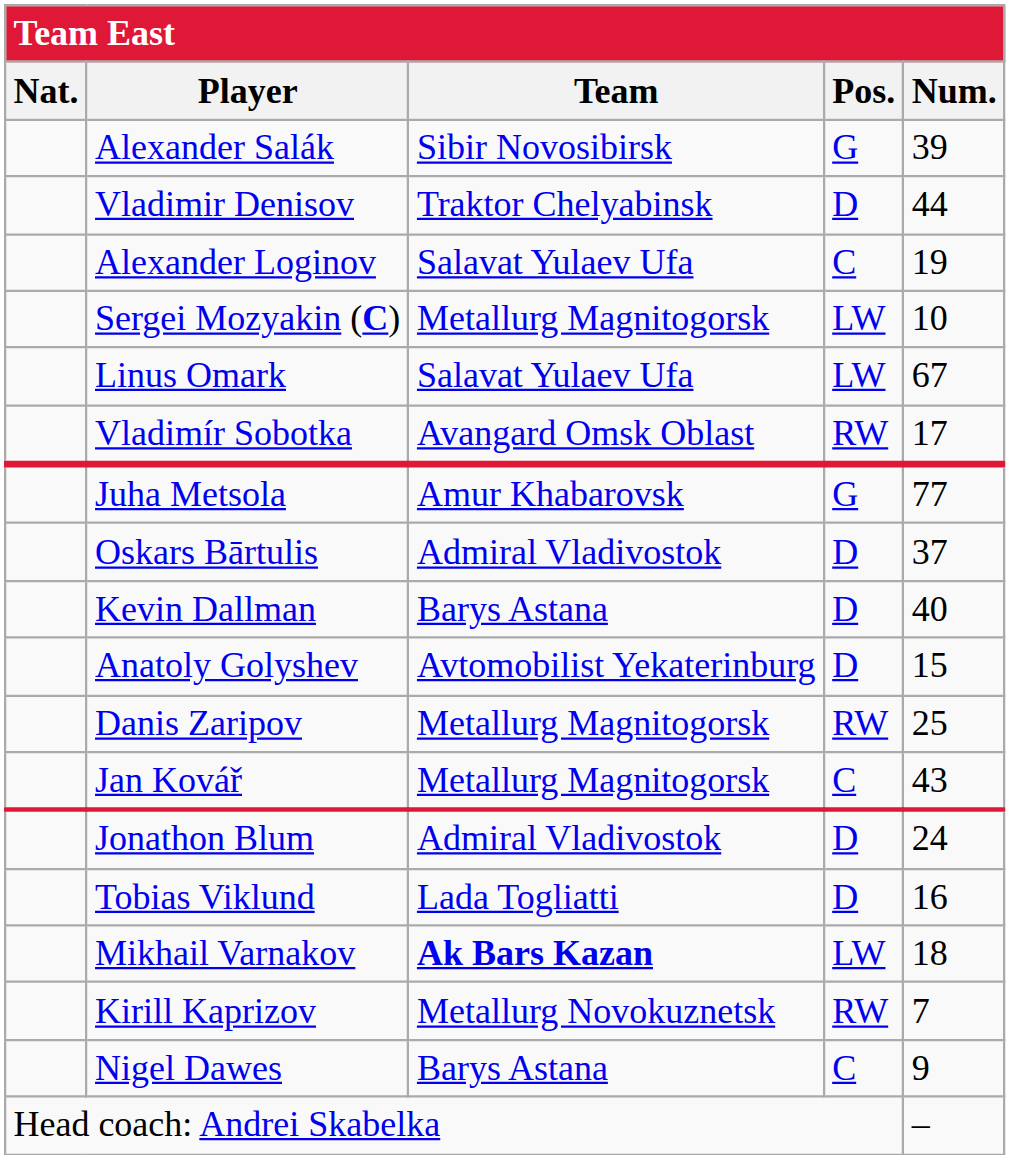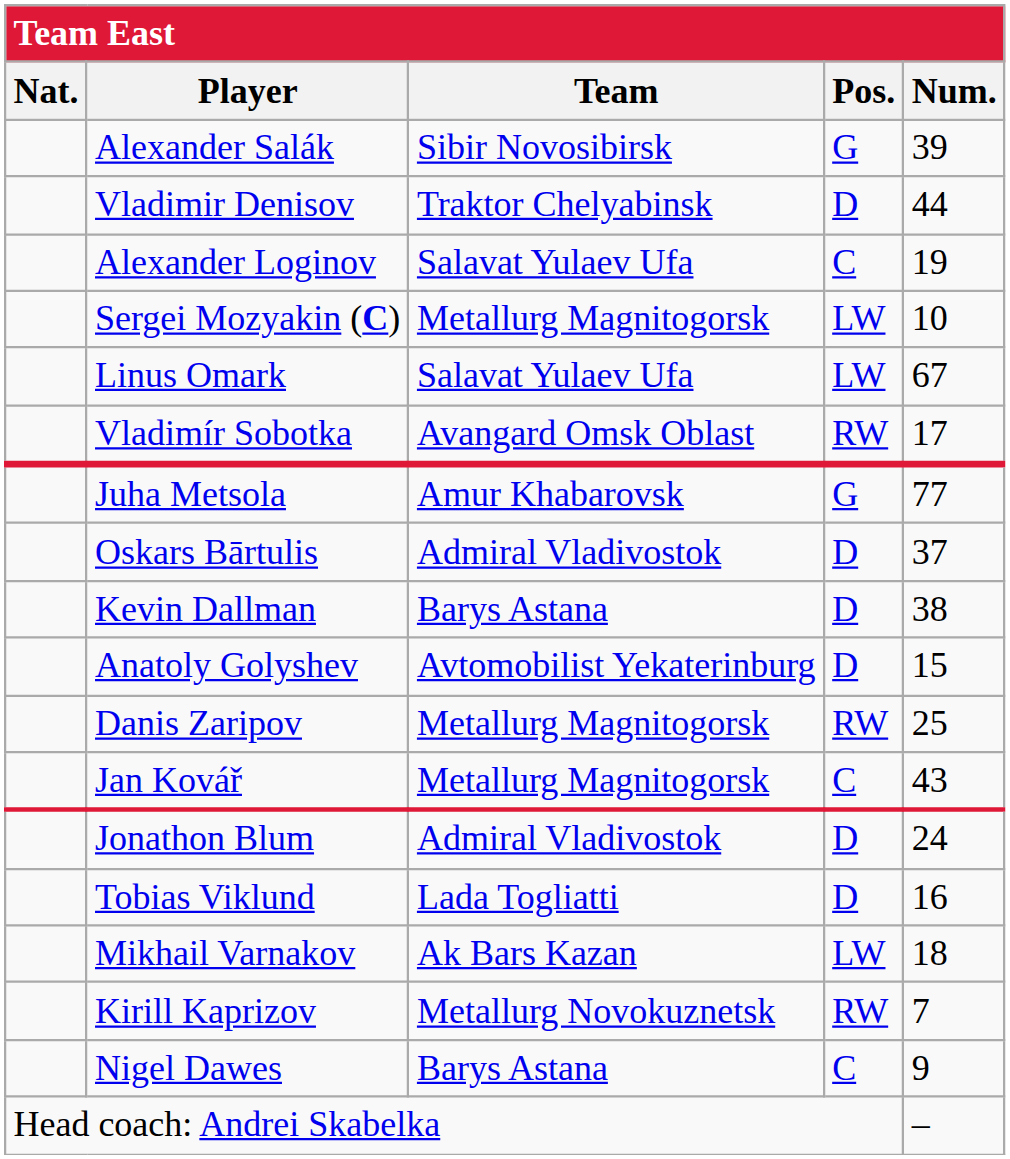(930, 608) 40 -> (930, 608) 38
(535, 953) bold -> (527, 953) normal
